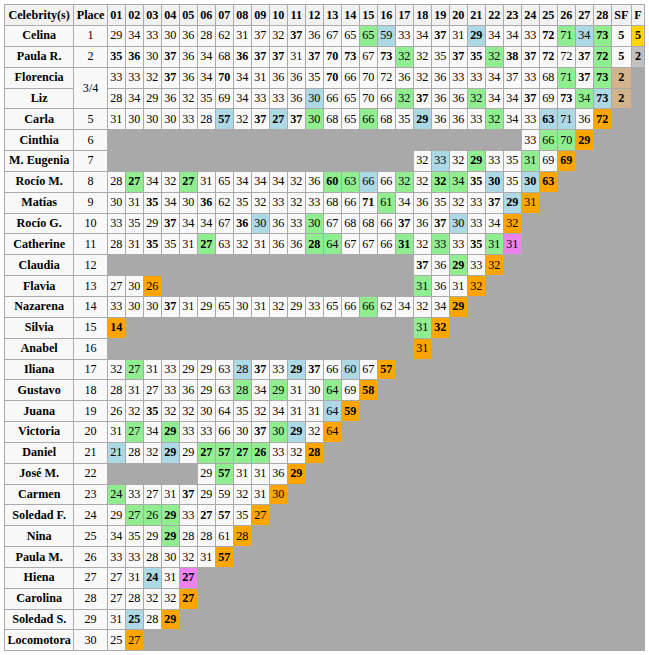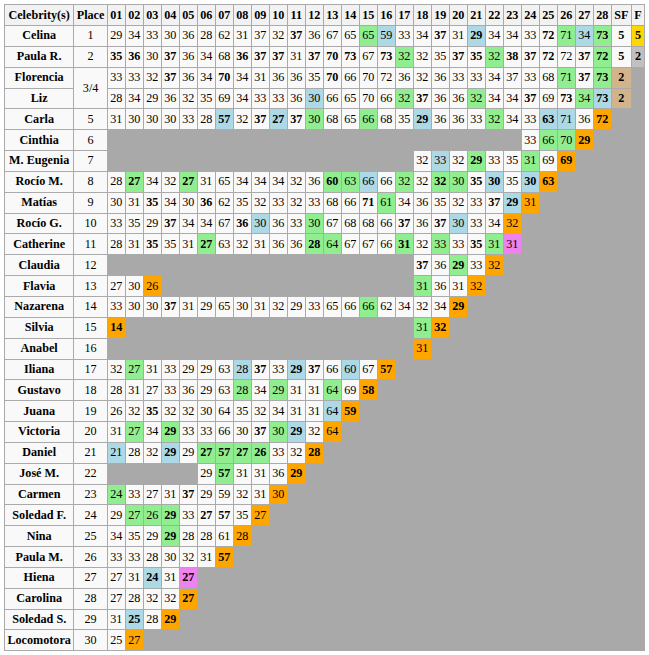(458, 181) 34 -> (458, 181) 30
(314, 390) 30 -> (314, 390) 31
